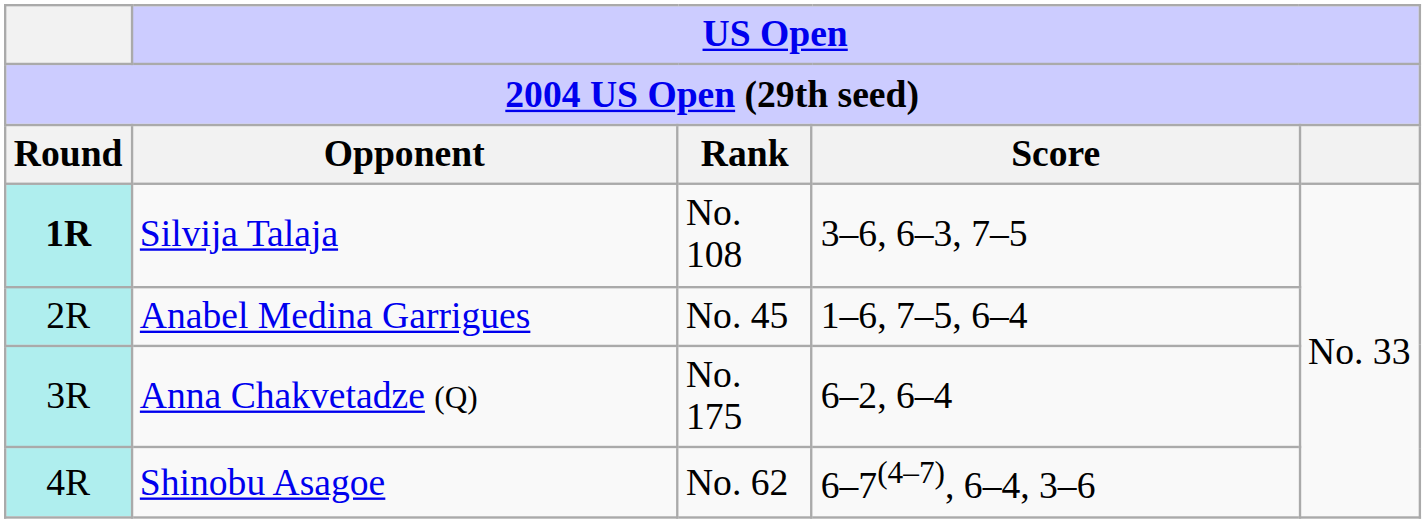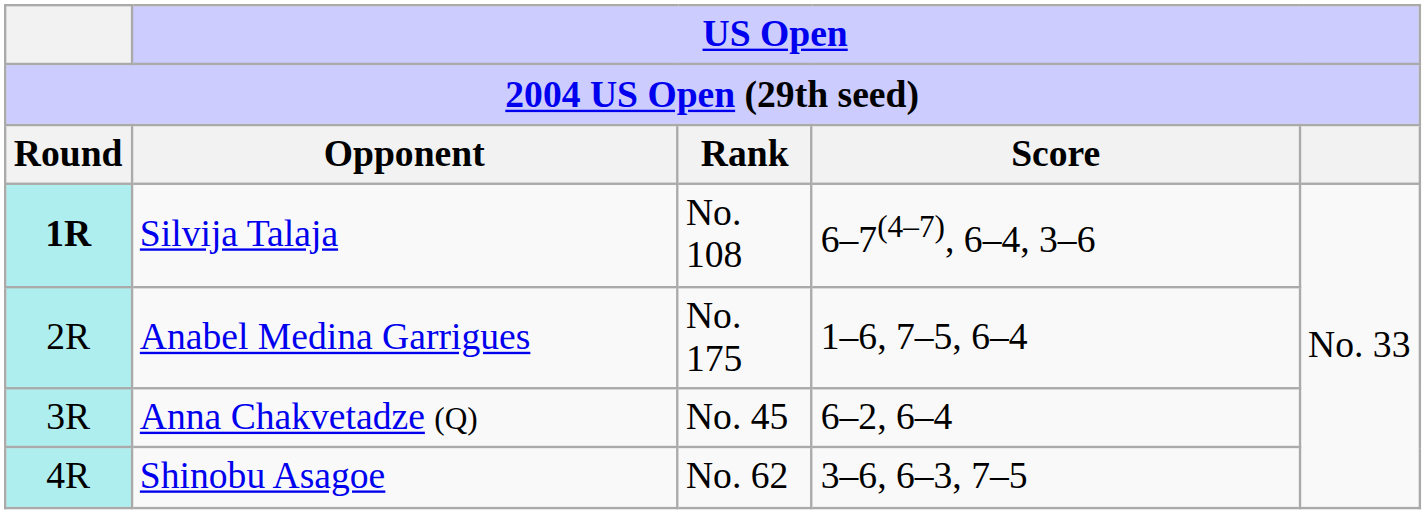(924, 234) 3–6, 6–3, 7–5 -> (958, 234) 6–7(4–7), 6–4, 3–6
(737, 315) No. 45 -> (714, 336) No. 175
(714, 395) No. 175 -> (737, 417) No. 45
(958, 481) 6–7(4–7), 6–4, 3–6 -> (924, 476) 3–6, 6–3, 7–5
